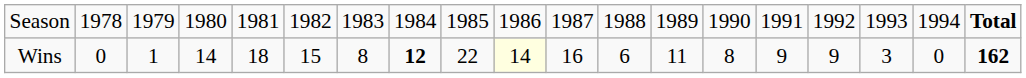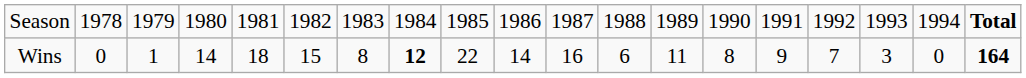(520, 55) lightyellow background -> (520, 55) no background
(834, 55) 9 -> (834, 55) 7
(993, 55) 162 -> (993, 55) 164
